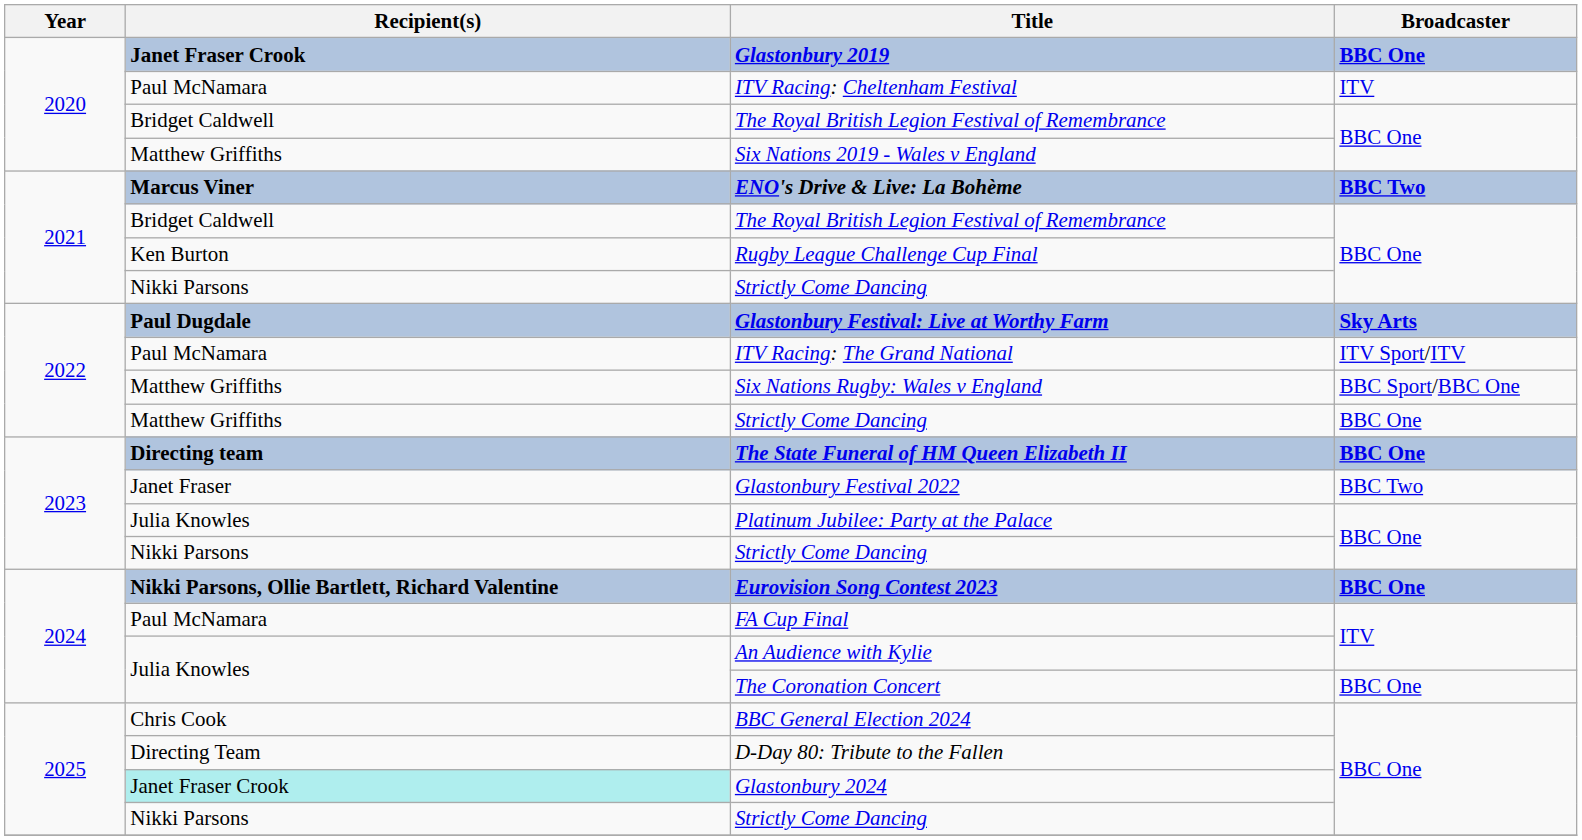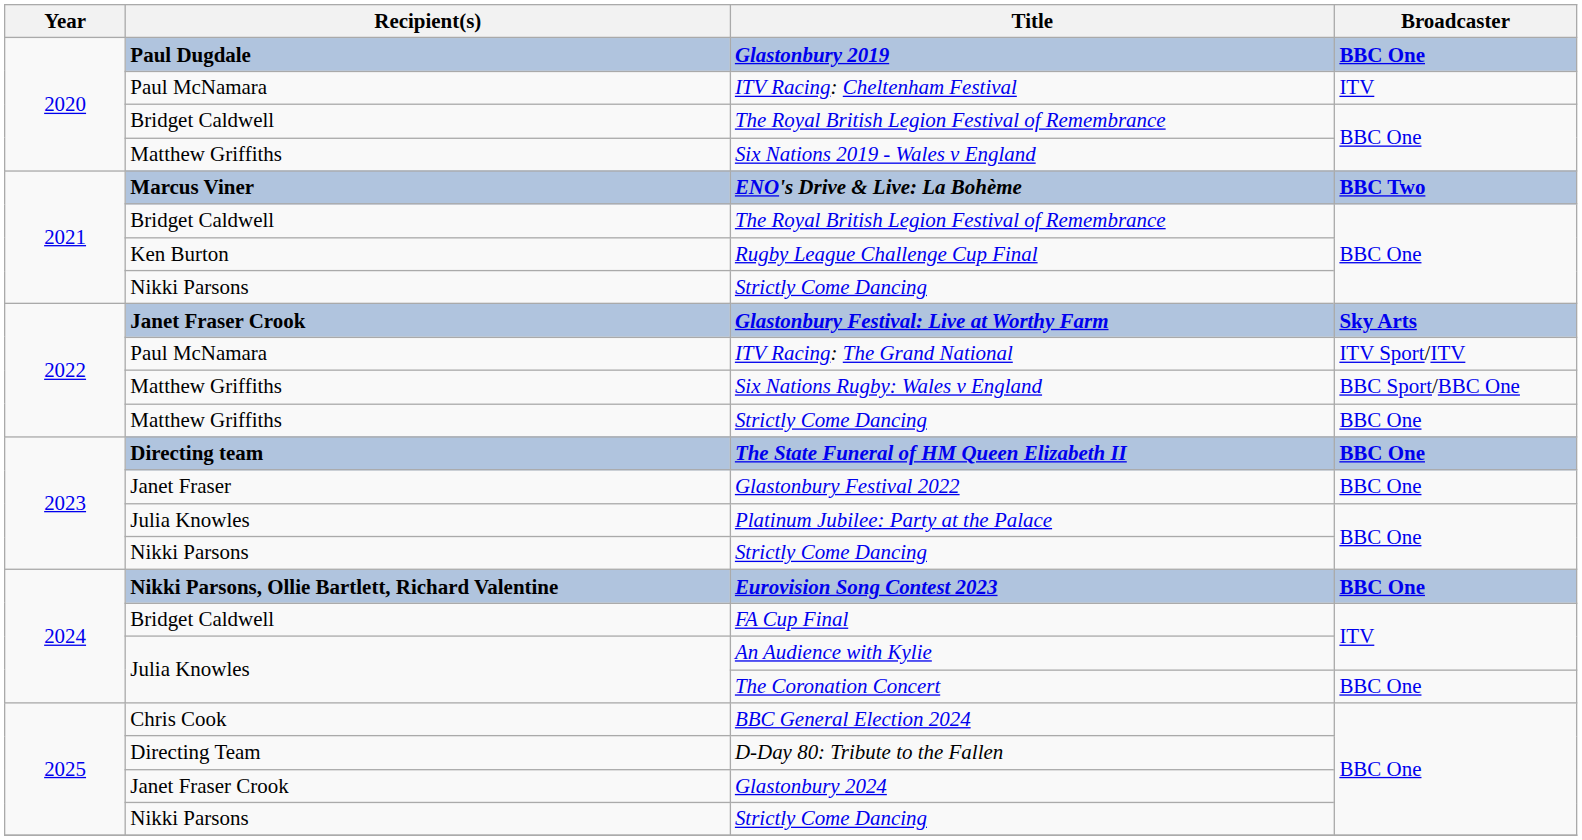(218, 54) Janet Fraser Crook -> (191, 54) Paul Dugdale
(191, 320) Paul Dugdale -> (218, 320) Janet Fraser Crook
(1381, 486) BBC Two -> (1380, 486) BBC One
(199, 619) Paul McNamara -> (202, 619) Bridget Caldwell
(210, 785) paleturquoise background -> (210, 785) no background
